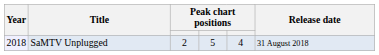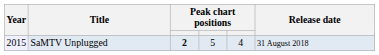(16, 43) 2018 -> (16, 43) 2015
(185, 43) normal -> (185, 43) bold
